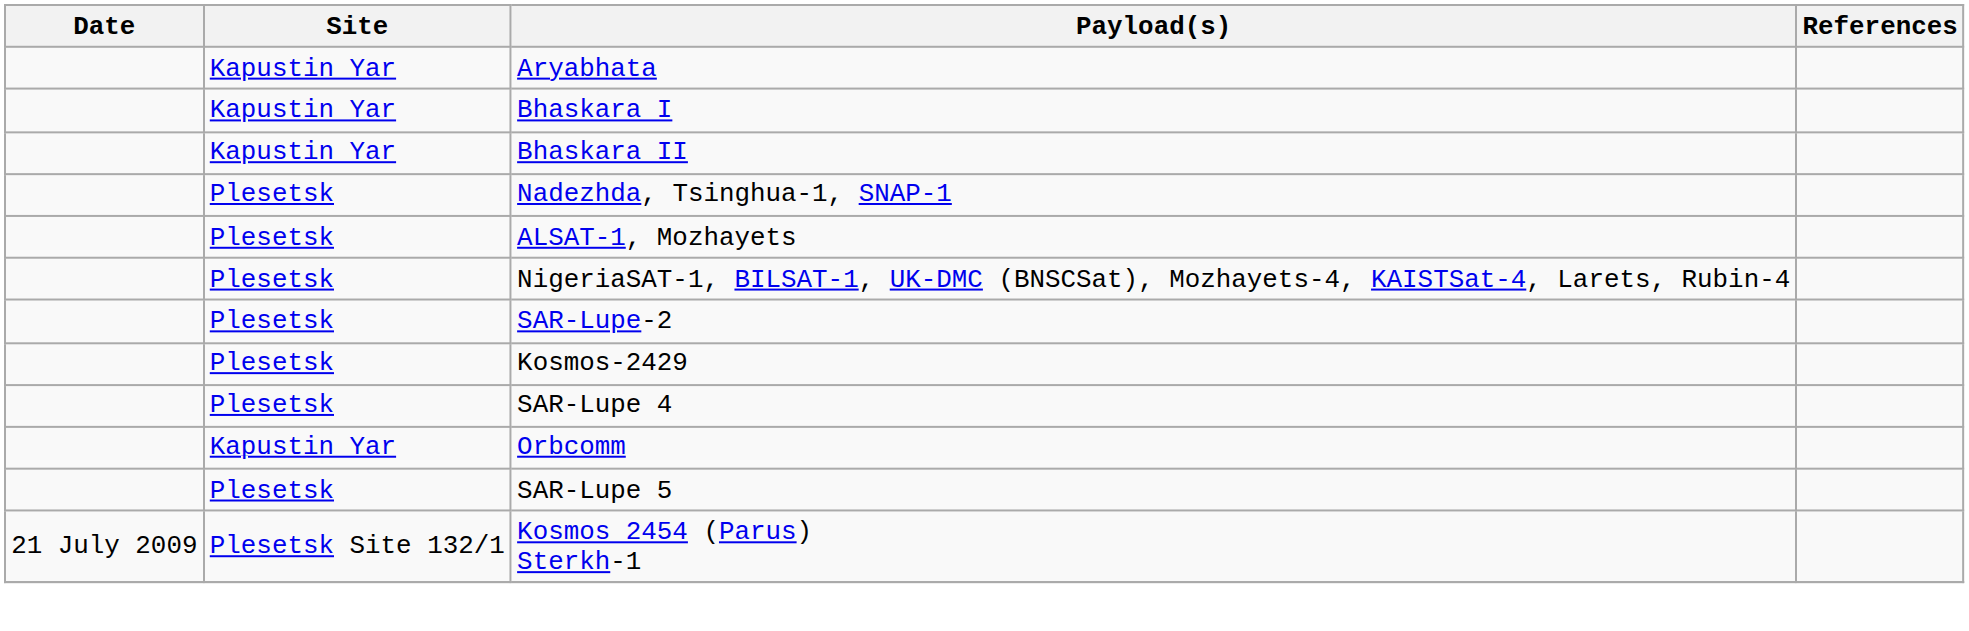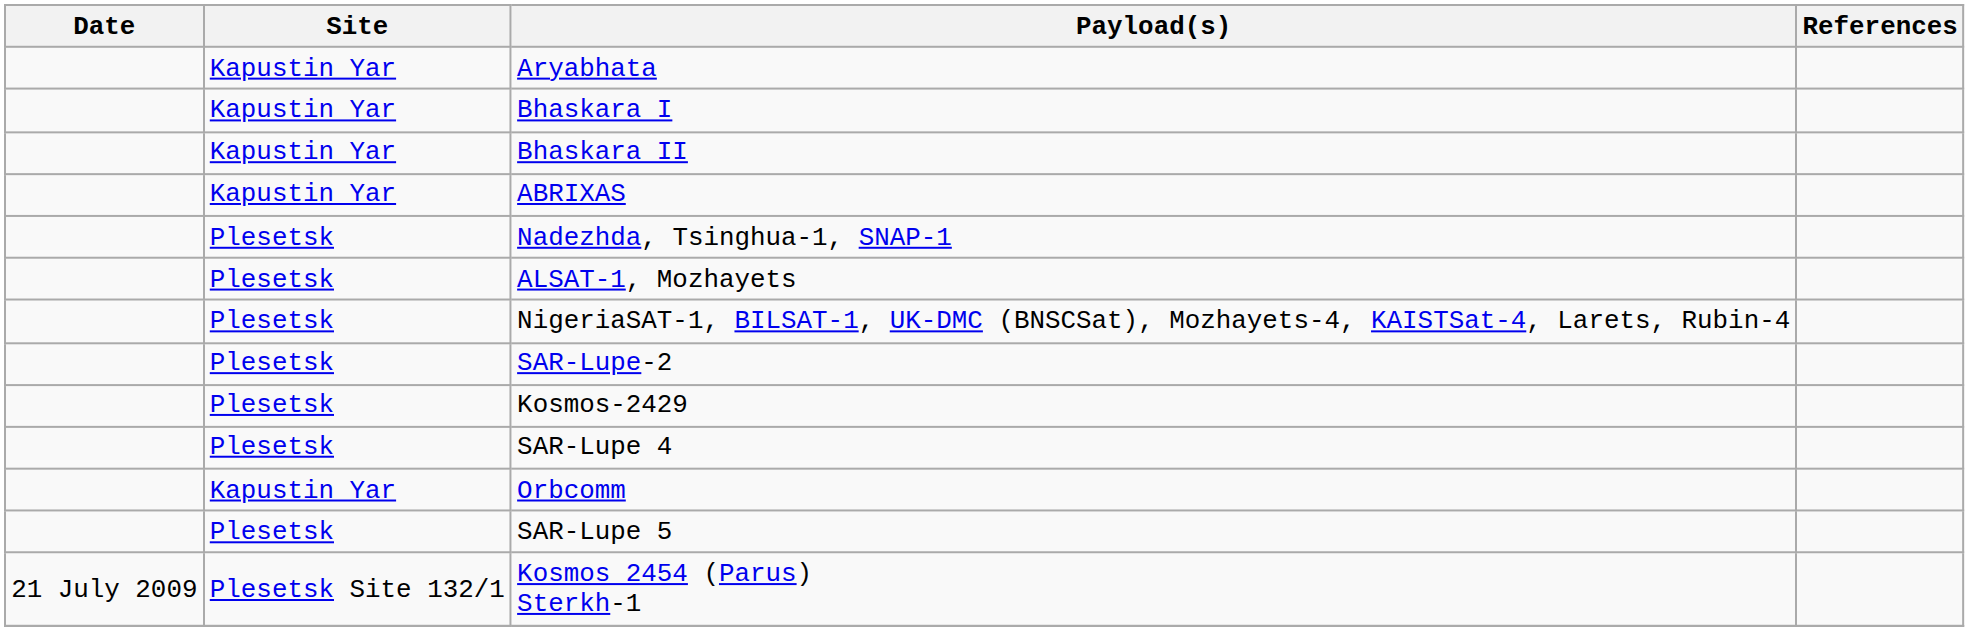+ row: (571, 195)
